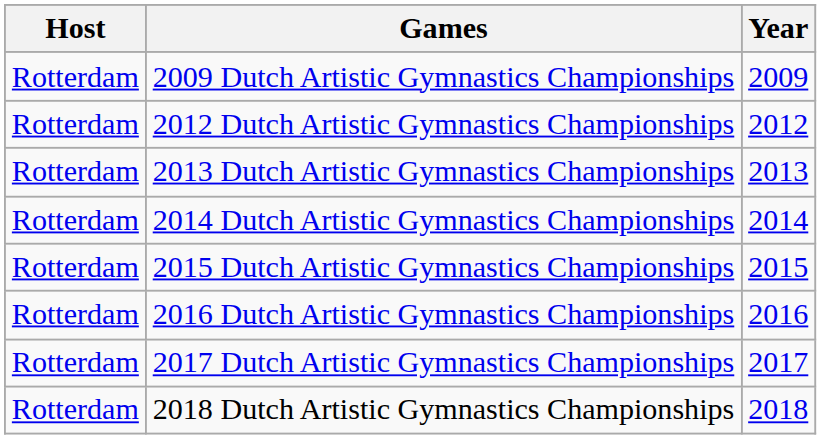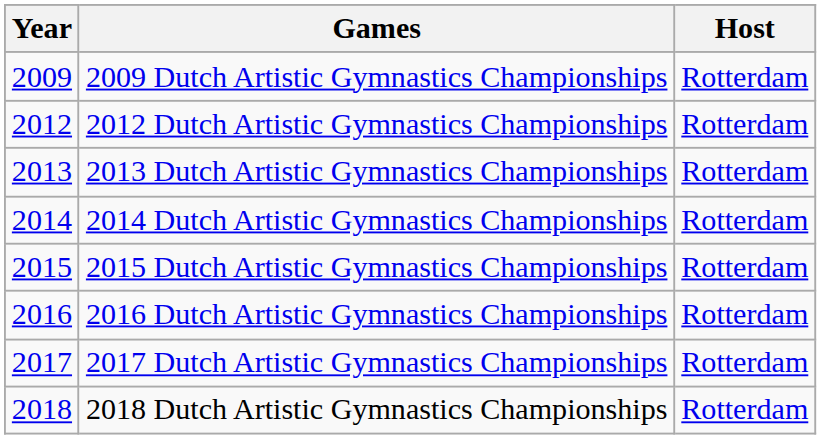columns swapped: (778, 28) <-> (75, 28)
